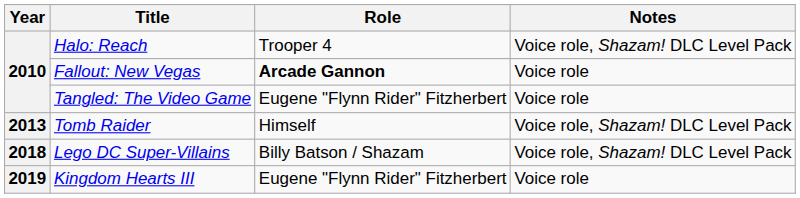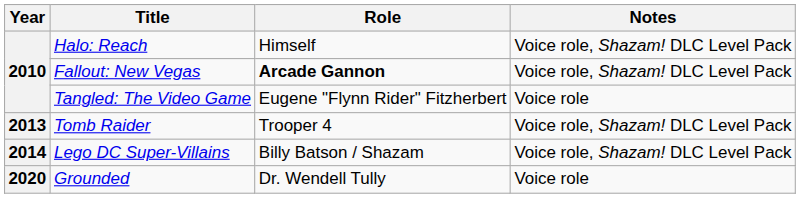(295, 44) Trooper 4 -> (287, 44) Himself
(552, 71) Voice role -> (653, 71) Voice role, Shazam! DLC Level Pack
(287, 125) Himself -> (295, 125) Trooper 4
(27, 152) 2018 -> (27, 152) 2014
- row: (124, 179)
+ row: (92, 179)
